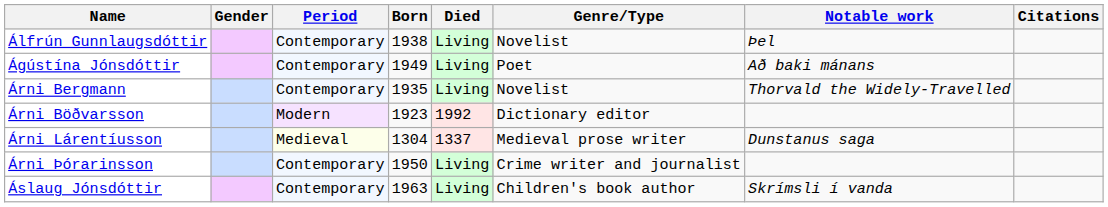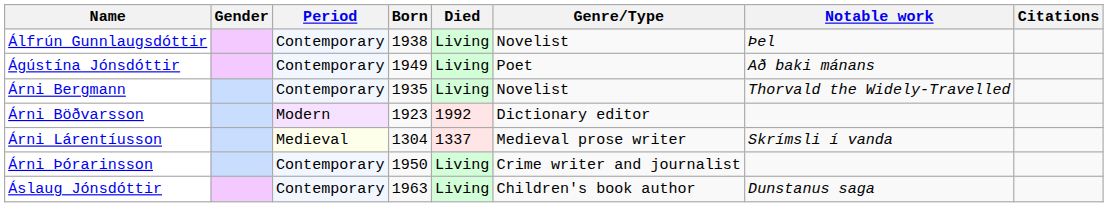(811, 140) Dunstanus saga -> (821, 140) Skrímsli í vanda
(821, 189) Skrímsli í vanda -> (811, 189) Dunstanus saga
